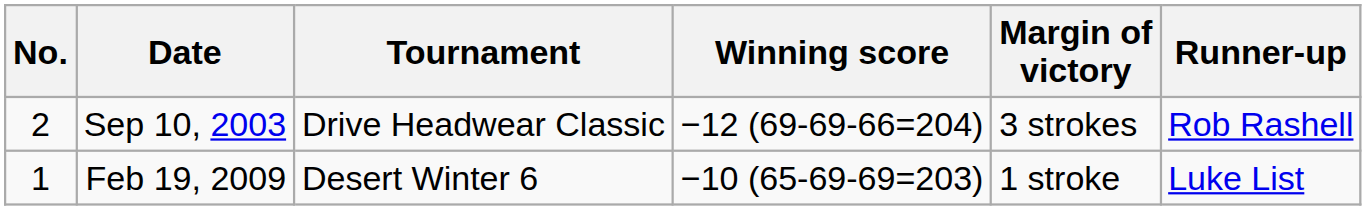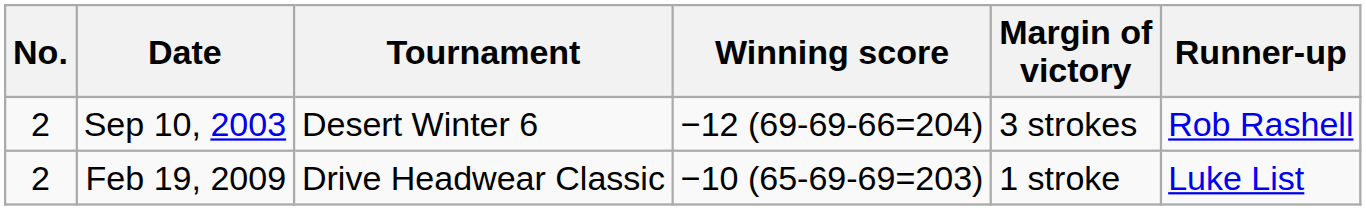(483, 124) Drive Headwear Classic -> (420, 124) Desert Winter 6
(40, 178) 1 -> (40, 178) 2
(420, 178) Desert Winter 6 -> (483, 178) Drive Headwear Classic
